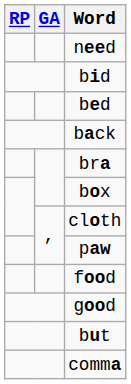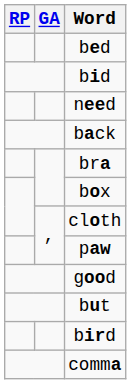rows swapped: (95, 48) <-> (95, 106)
- row: (95, 278)
+ row: (95, 336)
